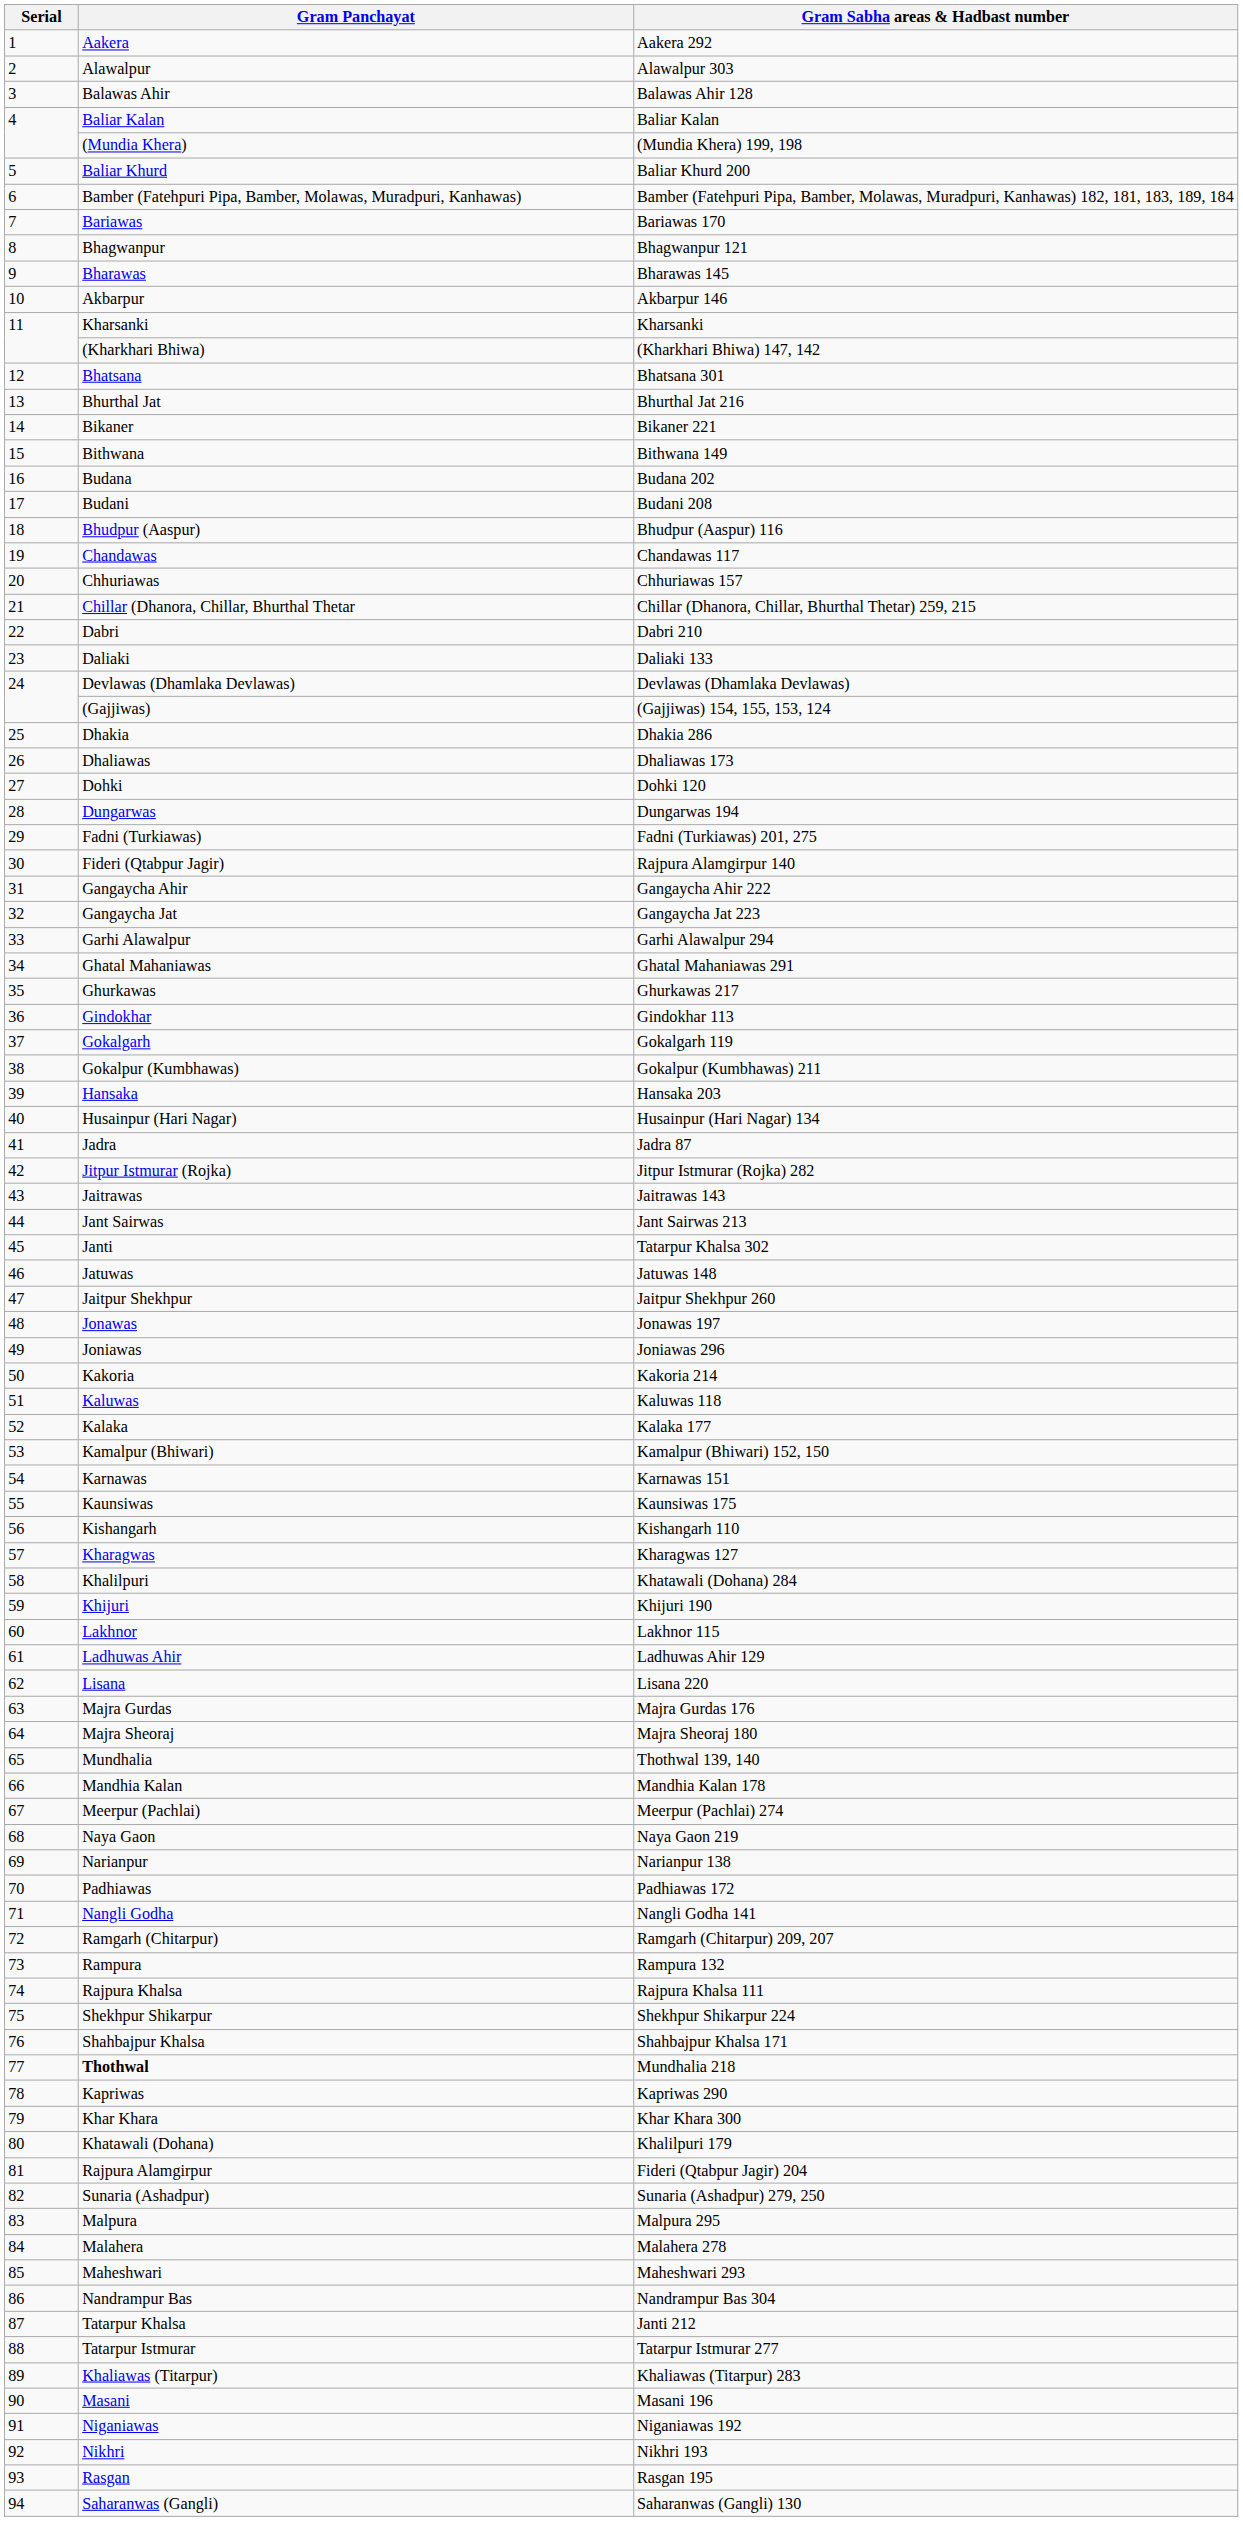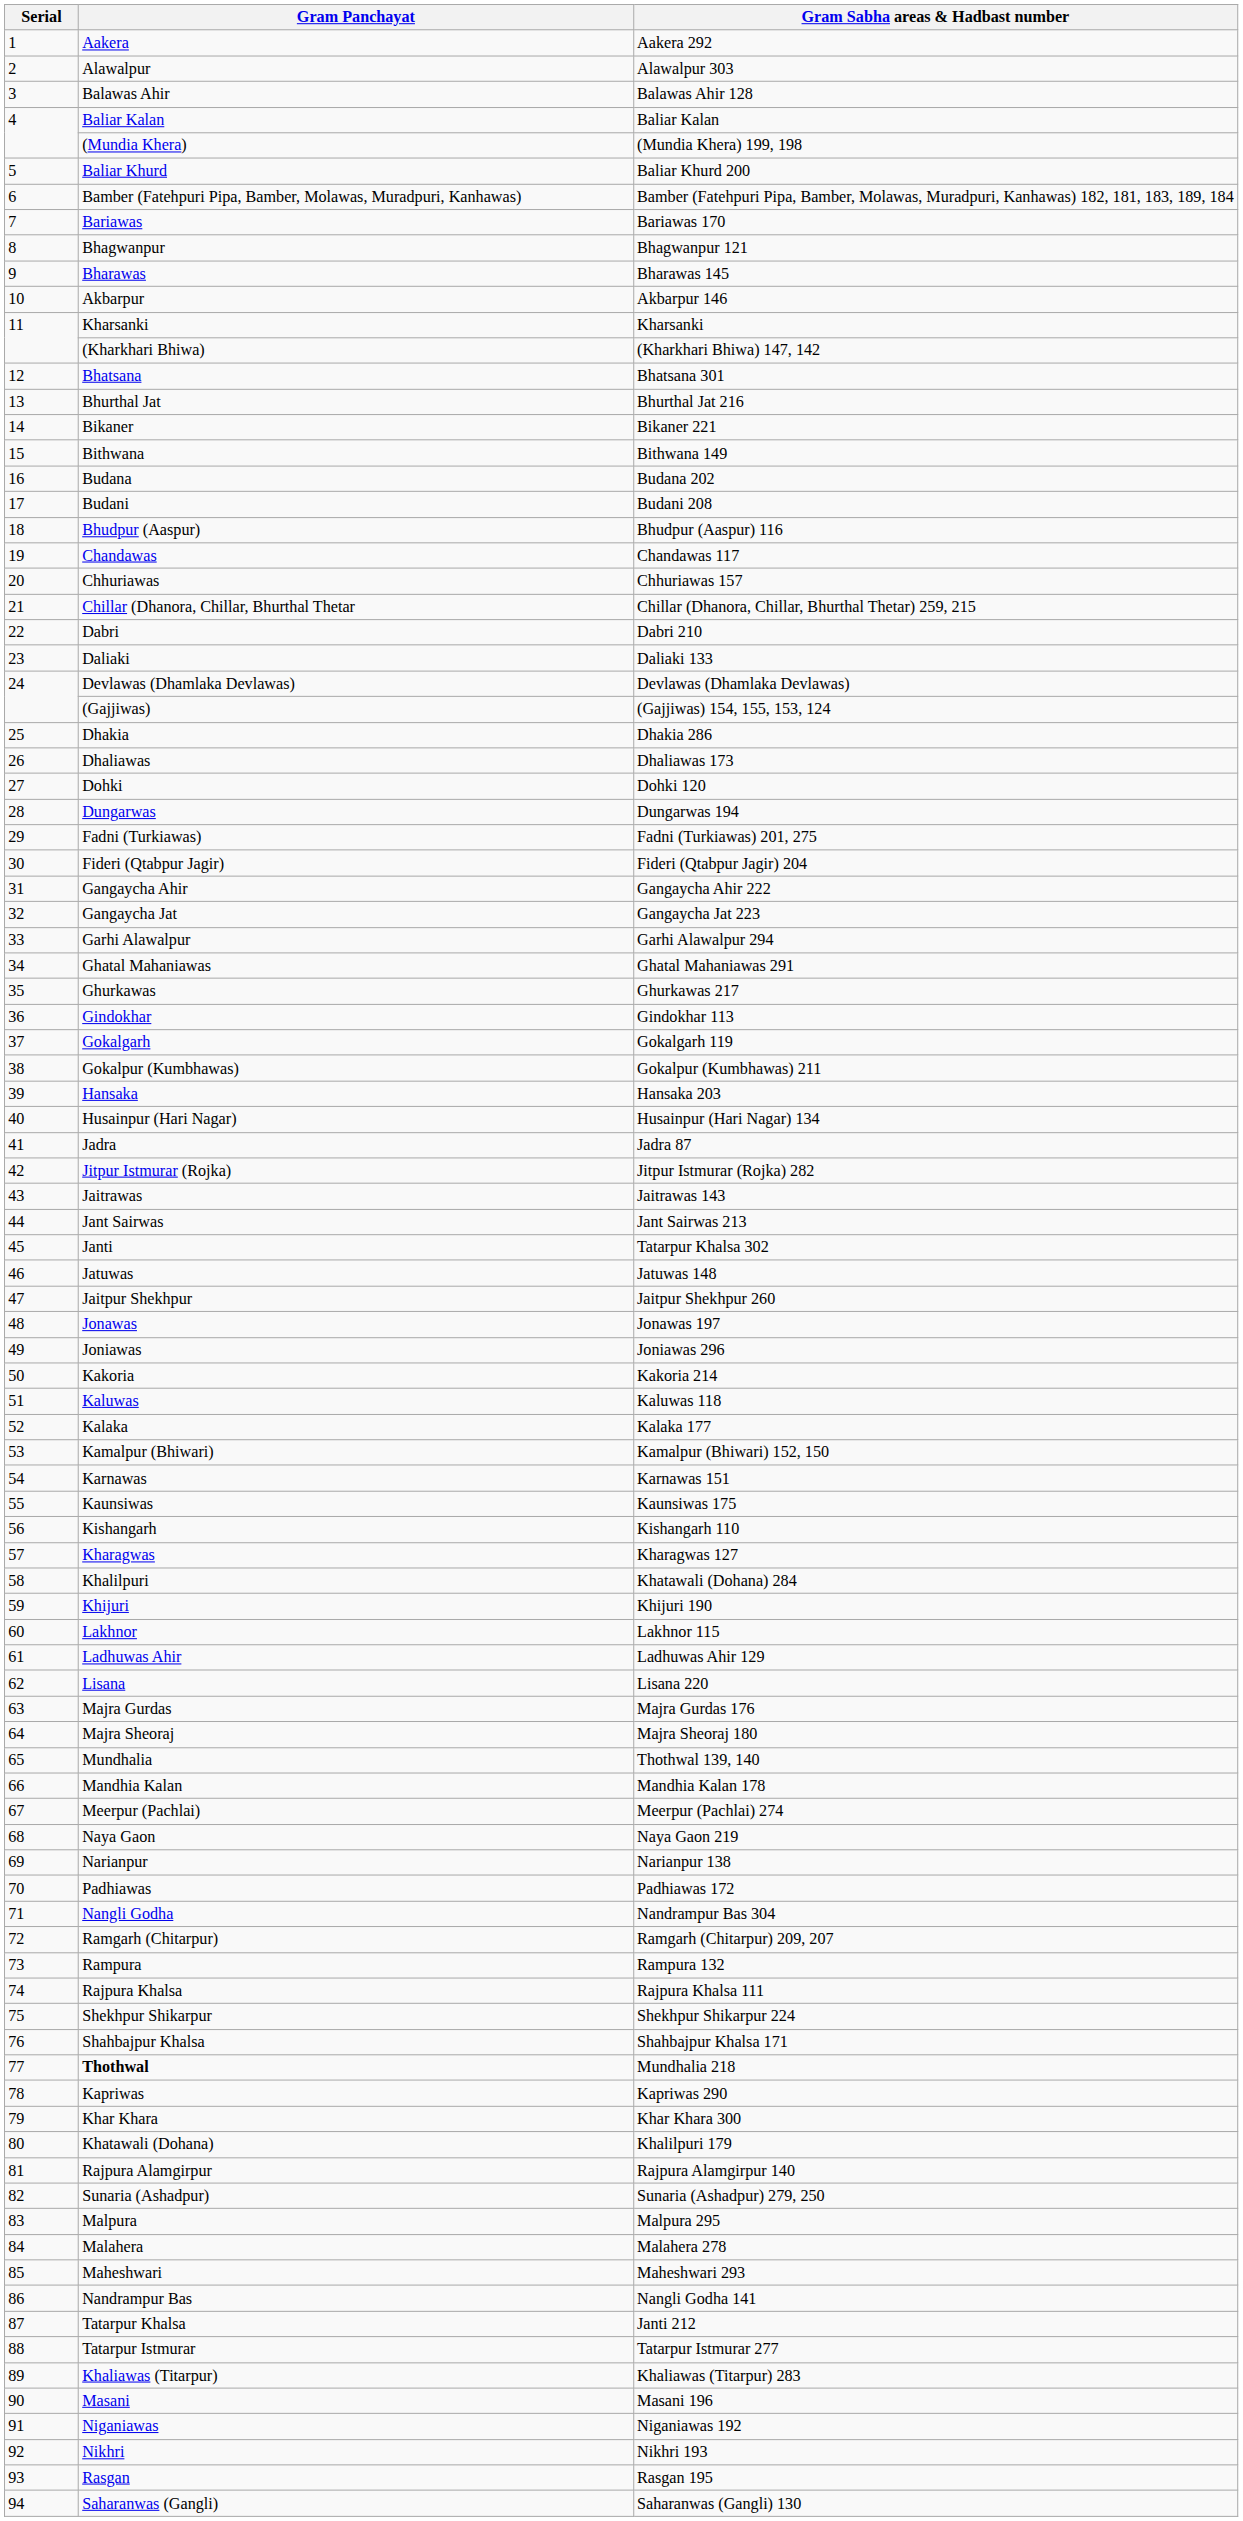(716, 863) Rajpura Alamgirpur 140 -> (722, 863) Fideri (Qtabpur Jagir) 204
(697, 1913) Nangli Godha 141 -> (706, 1913) Nandrampur Bas 304
(722, 2170) Fideri (Qtabpur Jagir) 204 -> (716, 2170) Rajpura Alamgirpur 140
(706, 2298) Nandrampur Bas 304 -> (697, 2298) Nangli Godha 141
